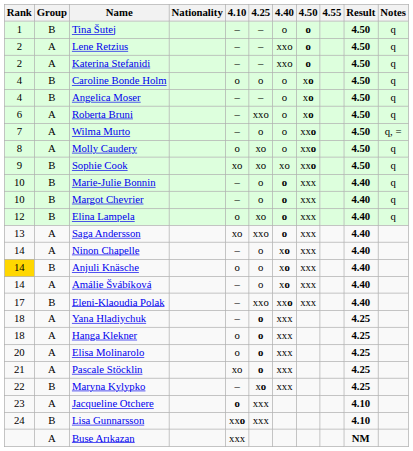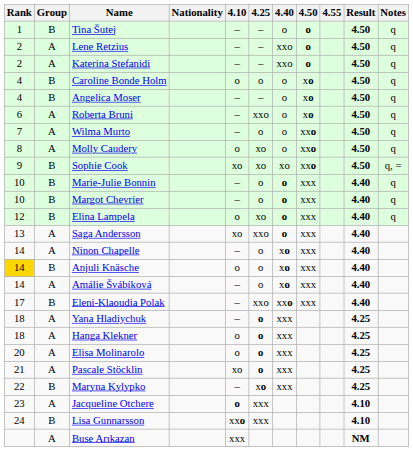(393, 132) q, = -> (393, 132) q
(393, 166) q -> (393, 166) q, =
